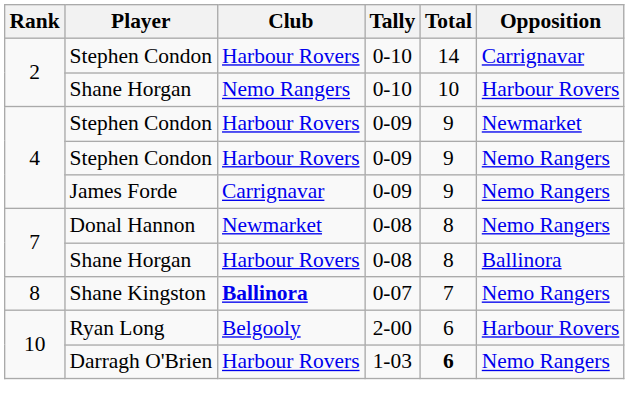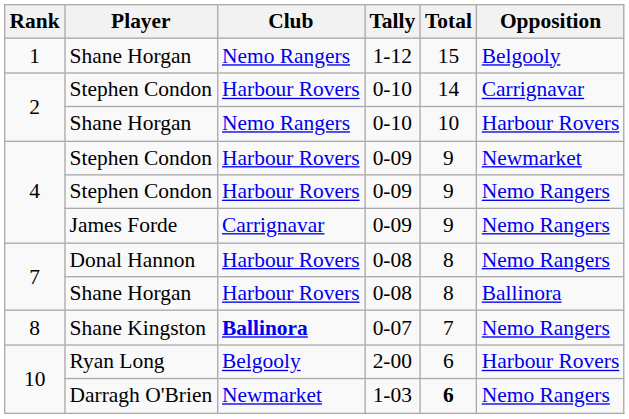+ row: (130, 55)
(272, 225) Newmarket -> (291, 259) Harbour Rovers
(291, 361) Harbour Rovers -> (272, 395) Newmarket
